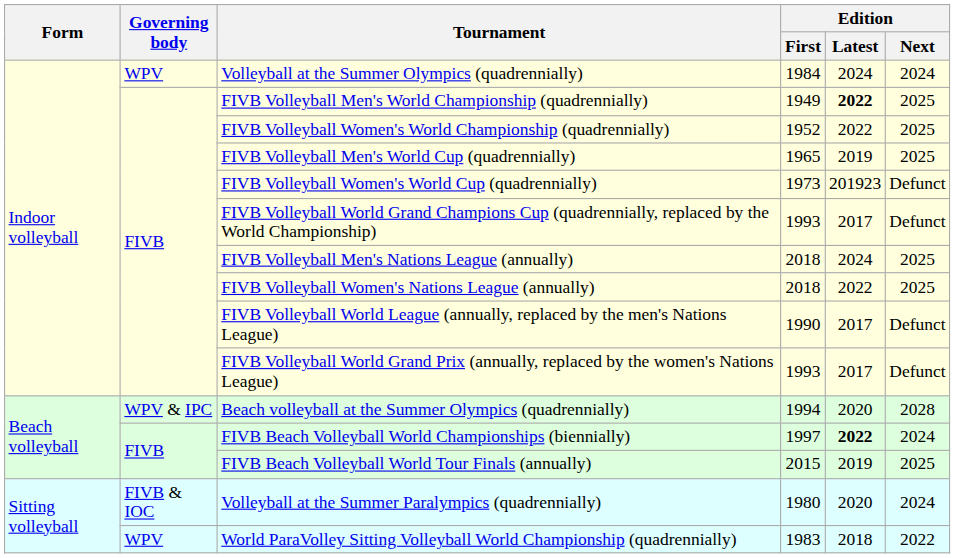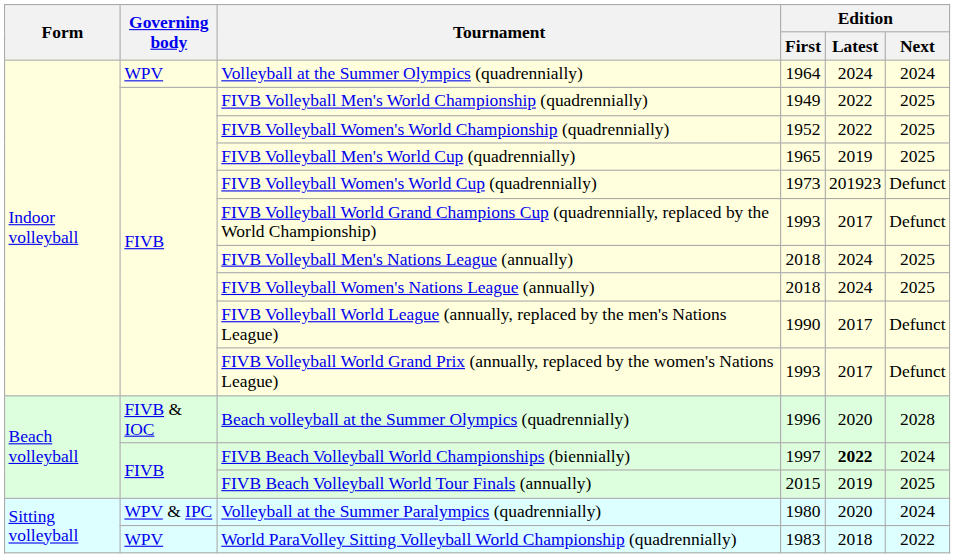(803, 73) 1984 -> (803, 73) 1964
(855, 101) bold -> (855, 101) normal
(855, 286) 2022 -> (855, 286) 2024
(168, 409) WPV & IPC -> (153, 418) FIVB & IOC
(803, 409) 1994 -> (803, 418) 1996
(153, 501) FIVB & IOC -> (168, 511) WPV & IPC
